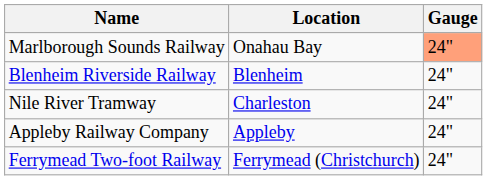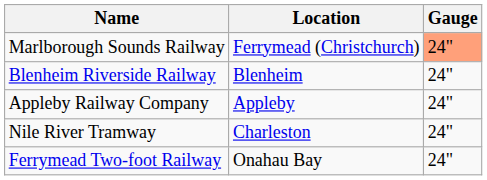(278, 47) Onahau Bay -> (326, 47) Ferrymead (Christchurch)
rows swapped: (109, 132) <-> (82, 103)
(326, 160) Ferrymead (Christchurch) -> (278, 160) Onahau Bay
